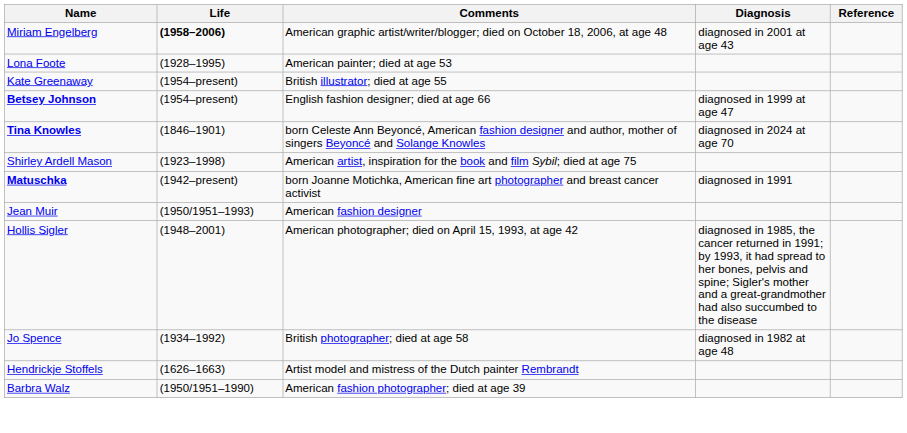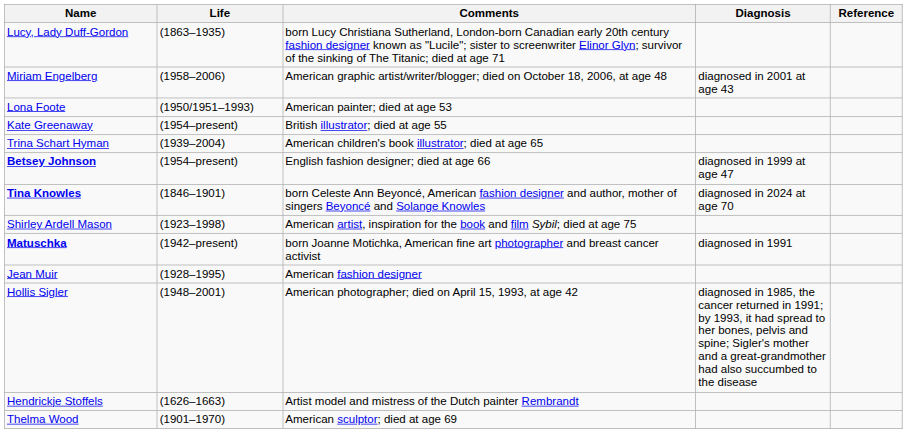+ row: (68, 31)
(192, 31) bold -> (192, 76) normal
(192, 63) (1928–1995) -> (207, 107) (1950/1951–1993)
+ row: (58, 143)
(207, 211) (1950/1951–1993) -> (192, 274) (1928–1995)
- row: (34, 338)
- row: (38, 388)
+ row: (43, 419)
